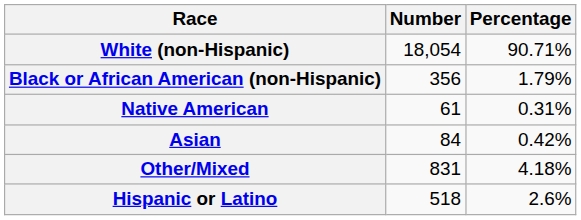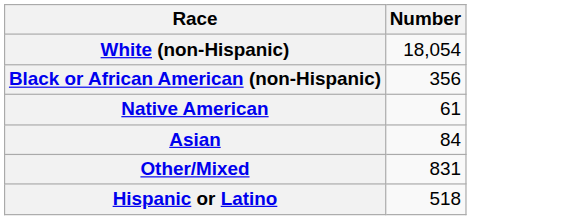- column: (521, 19)
